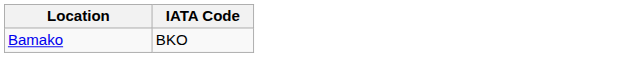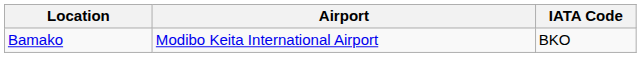+ column: (344, 16)
